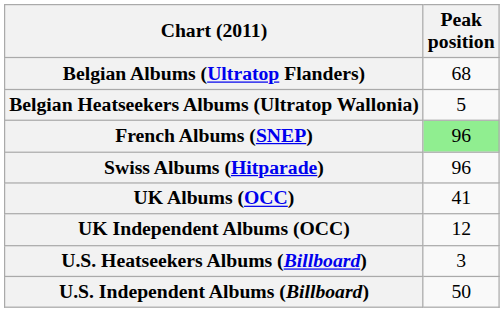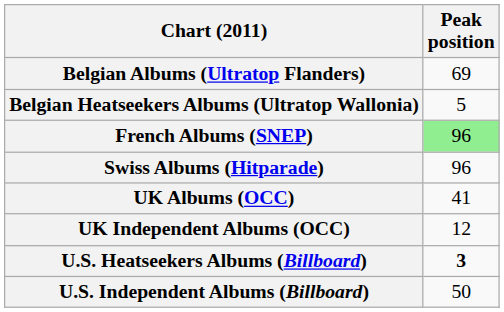(461, 73) 68 -> (461, 73) 69
(461, 260) normal -> (461, 260) bold
